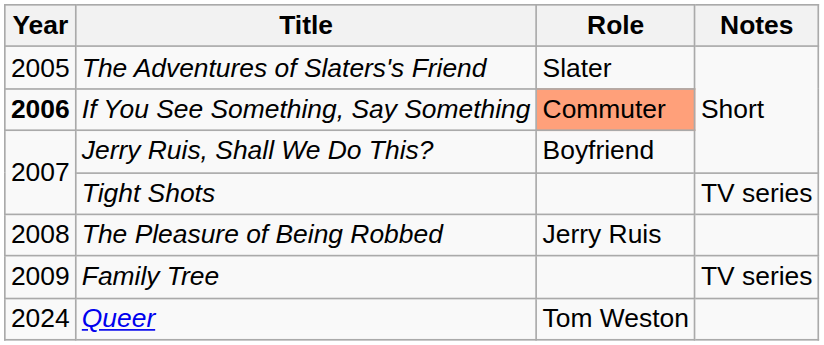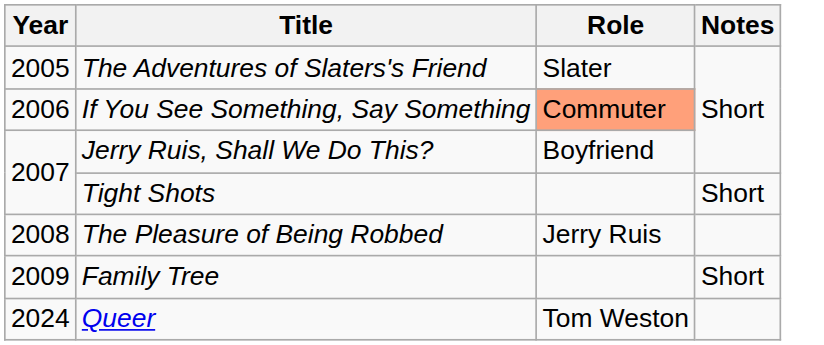(40, 109) bold -> (40, 109) normal
(757, 192) TV series -> (733, 192) Short
(757, 276) TV series -> (733, 276) Short
